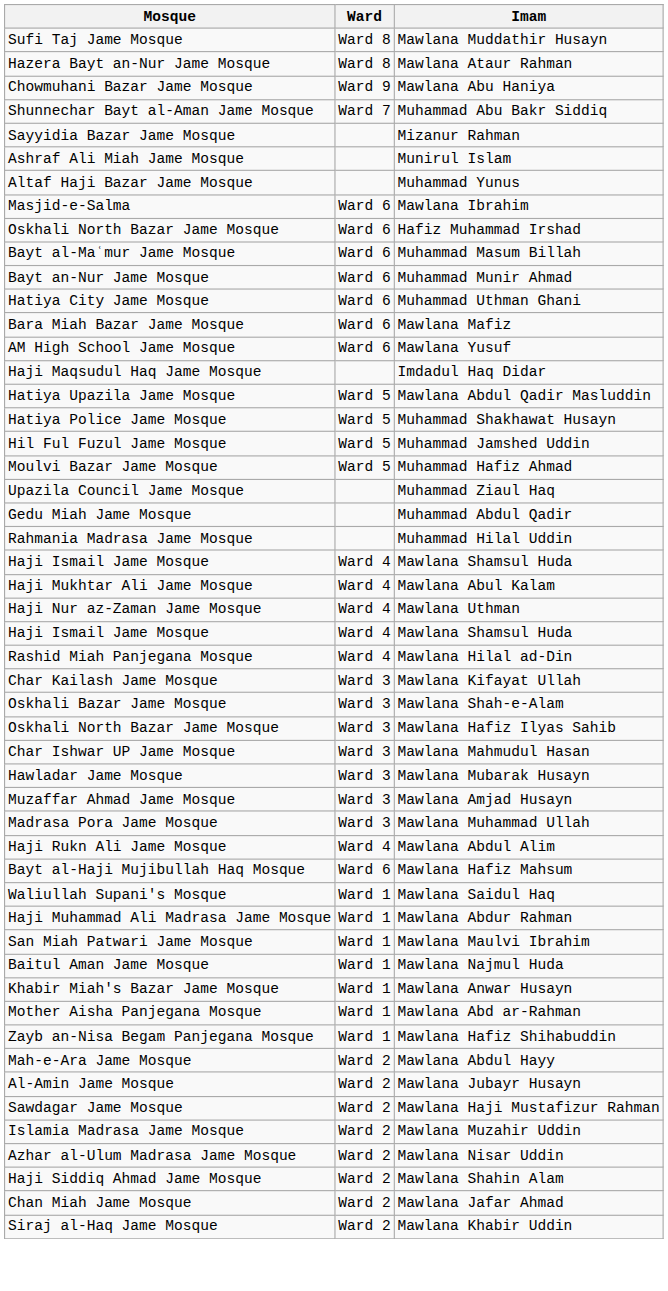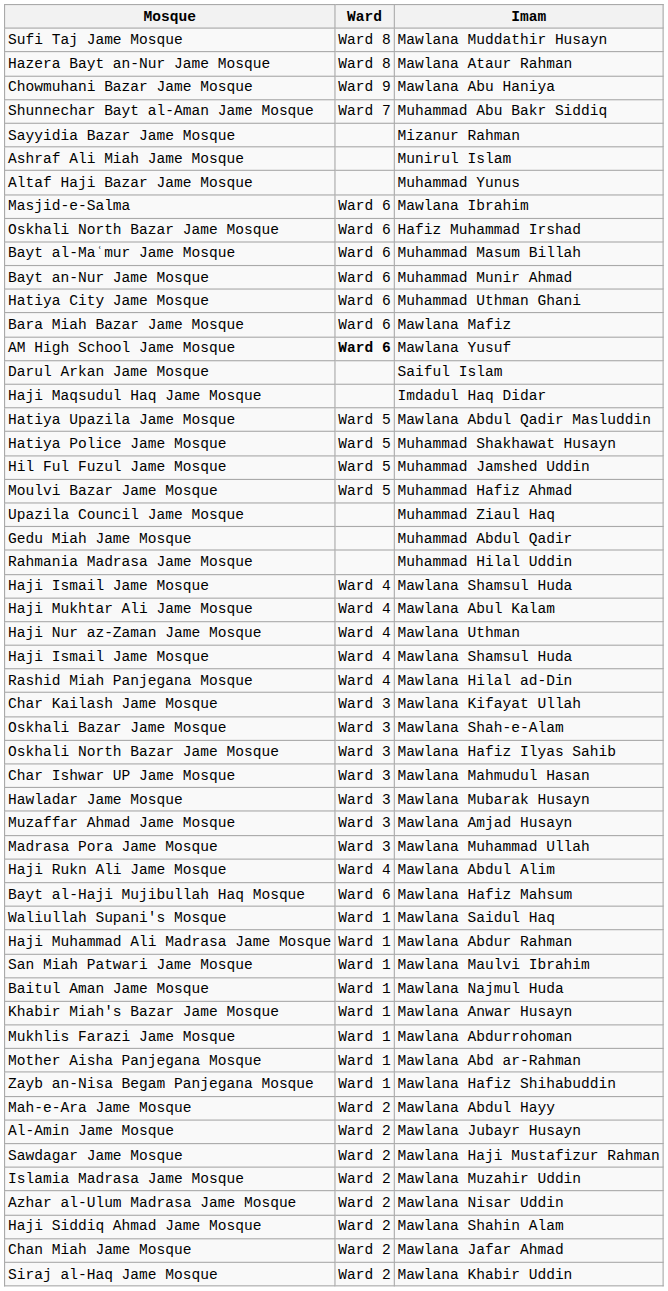(364, 349) normal -> (364, 349) bold
+ row: (109, 372)
+ row: (122, 1037)
